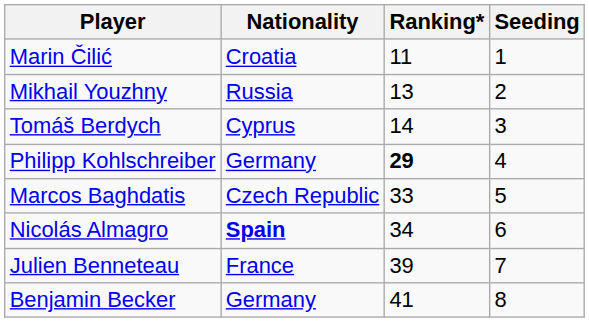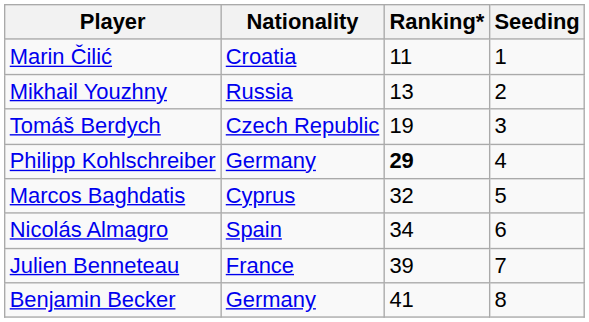(260, 126) Cyprus -> (303, 126) Czech Republic
(402, 126) 14 -> (402, 126) 19
(303, 195) Czech Republic -> (260, 195) Cyprus
(402, 195) 33 -> (402, 195) 32
(256, 230) bold -> (254, 230) normal
